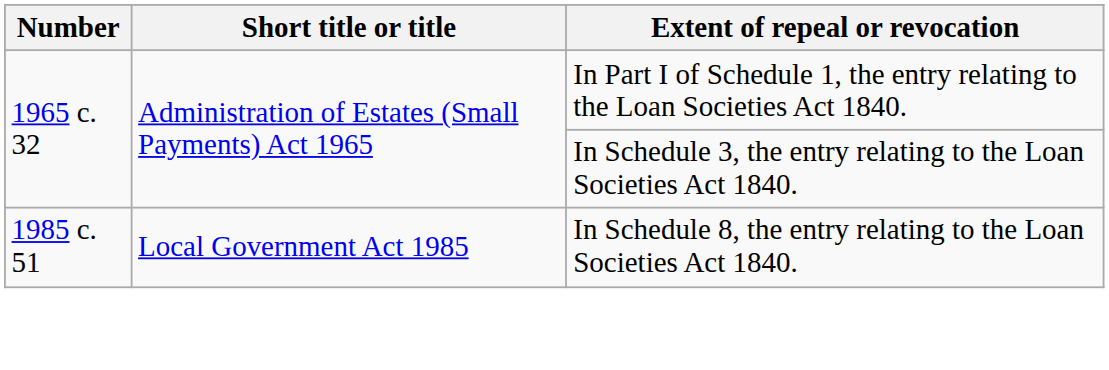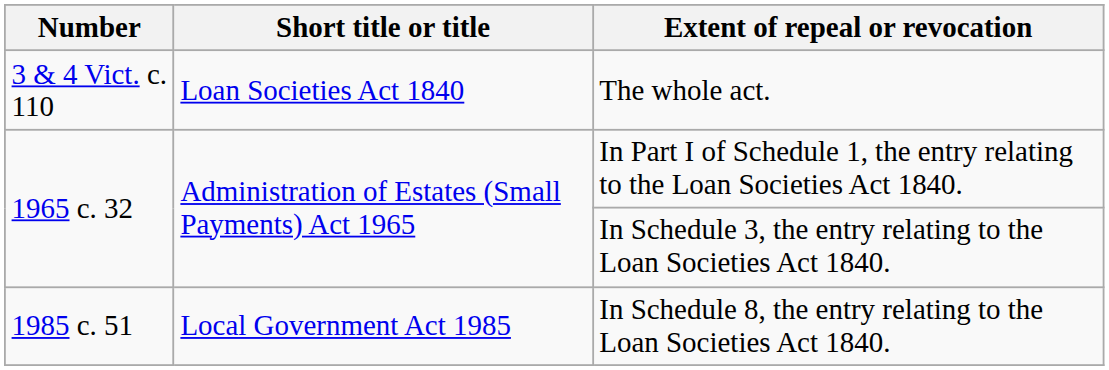+ row: (685, 89)
